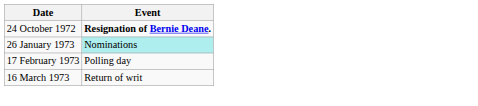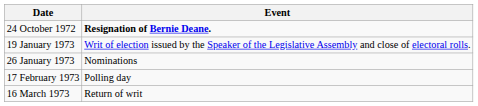+ row: (41, 45)
(111, 45) paleturquoise background -> (111, 61) no background
